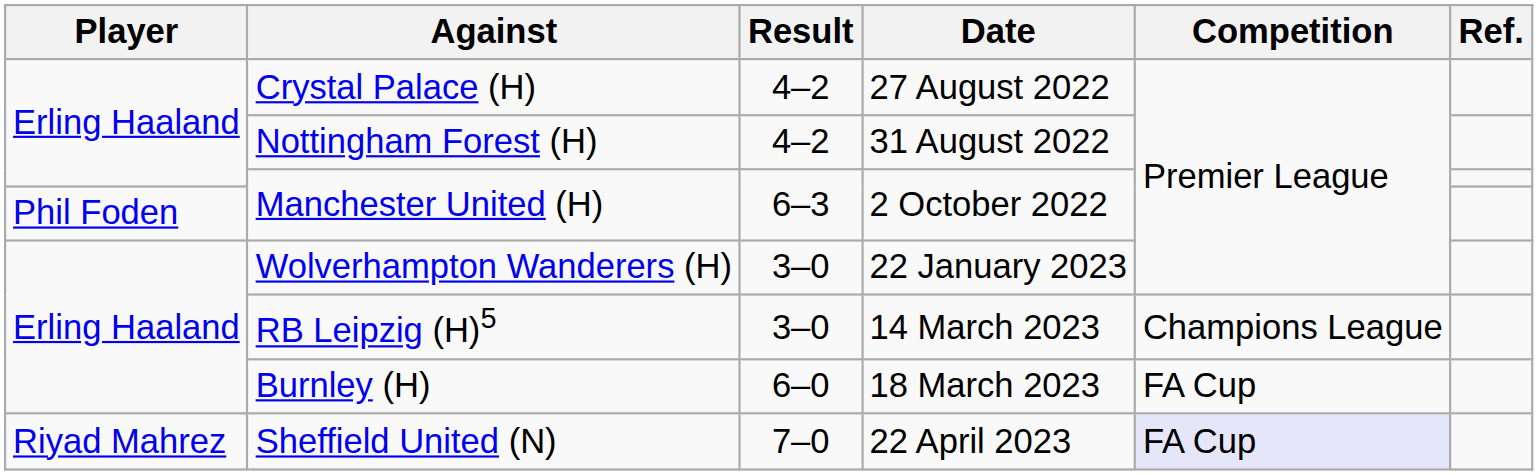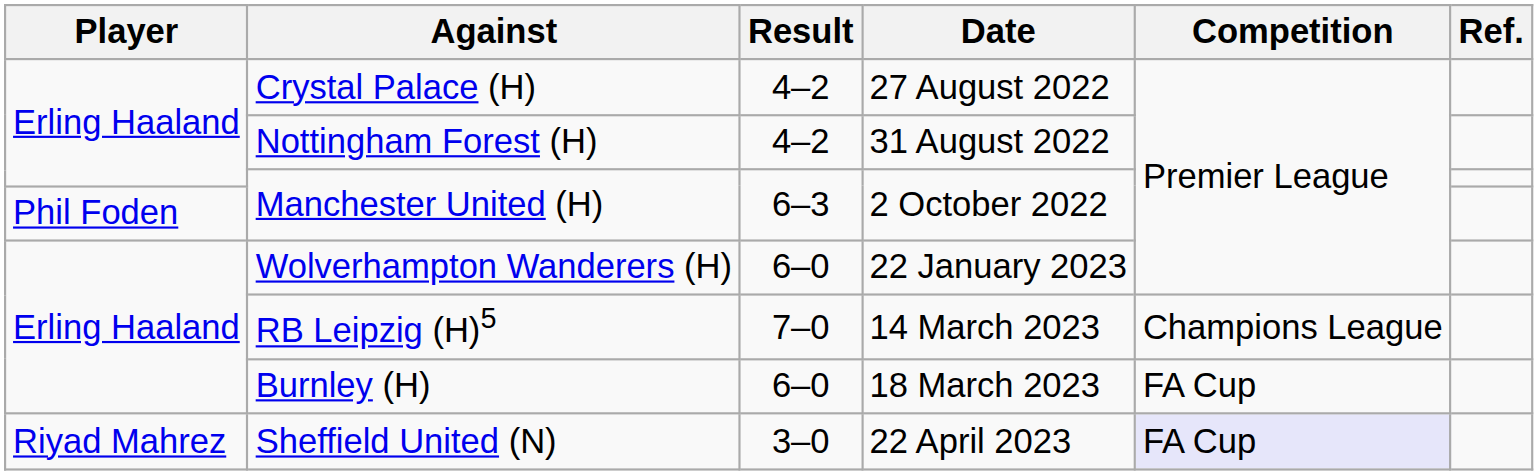(801, 267) 3–0 -> (801, 267) 6–0
(801, 326) 3–0 -> (801, 326) 7–0
(801, 440) 7–0 -> (801, 440) 3–0
